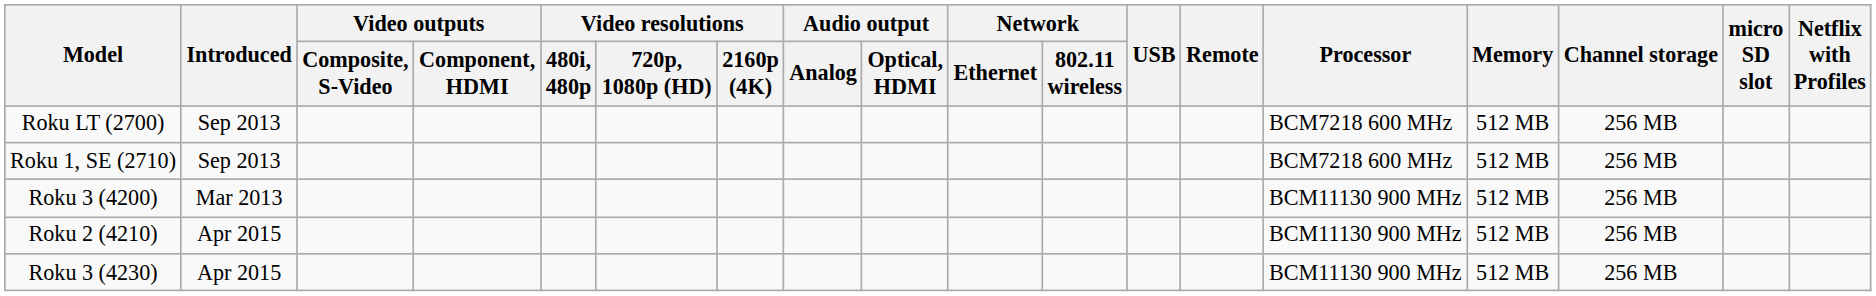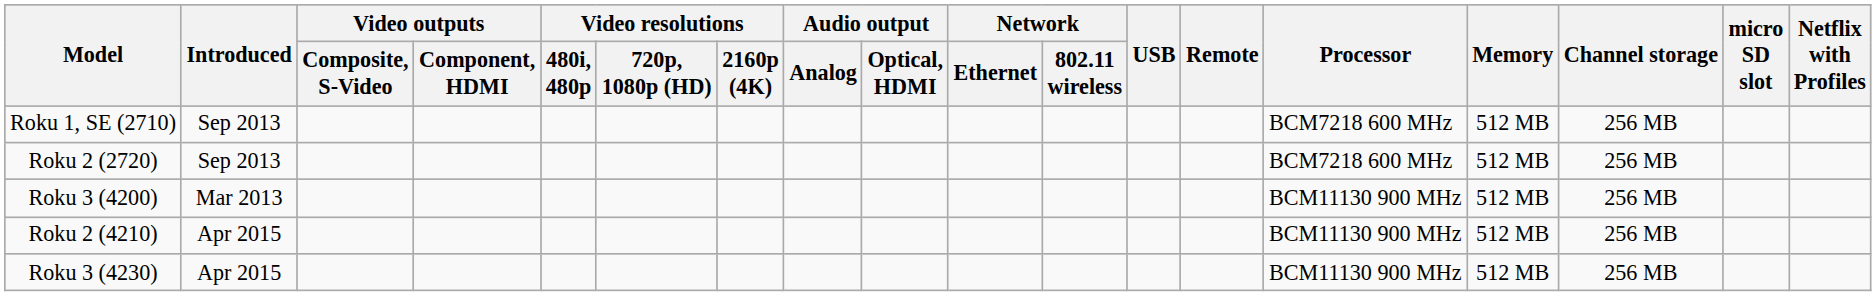- row: (93, 123)
+ row: (93, 161)
